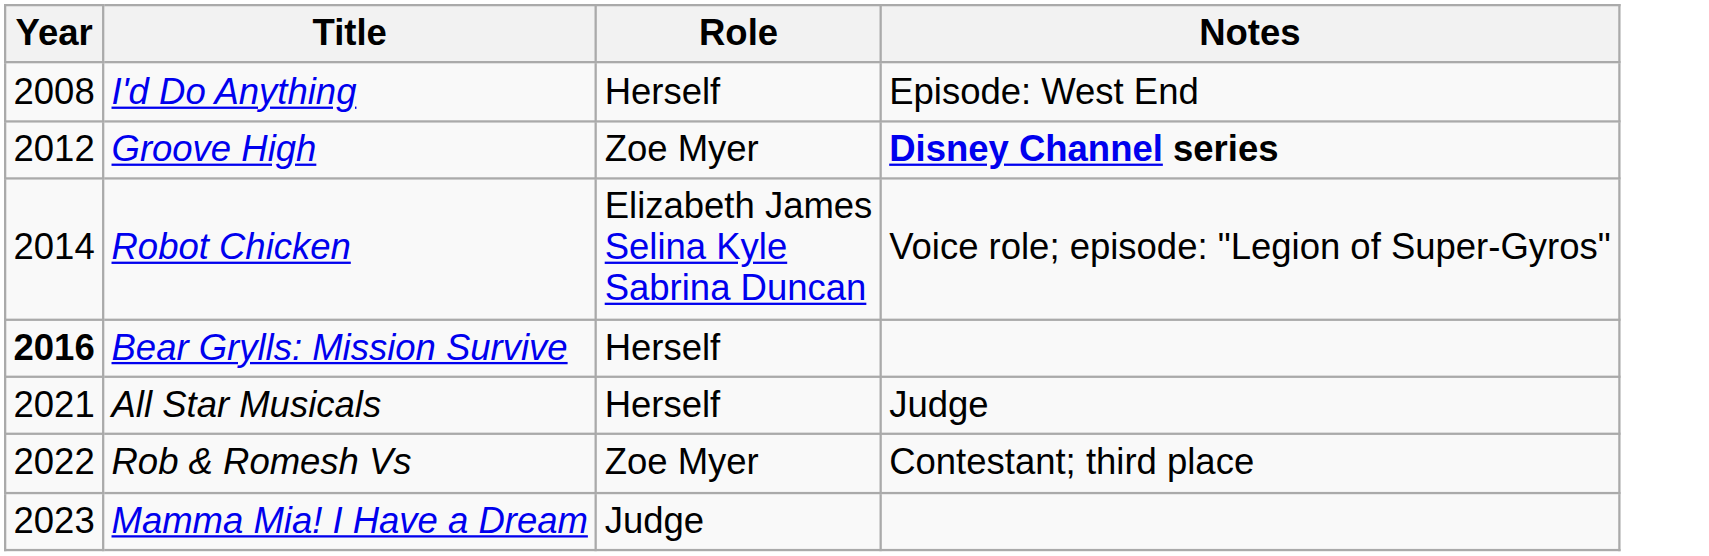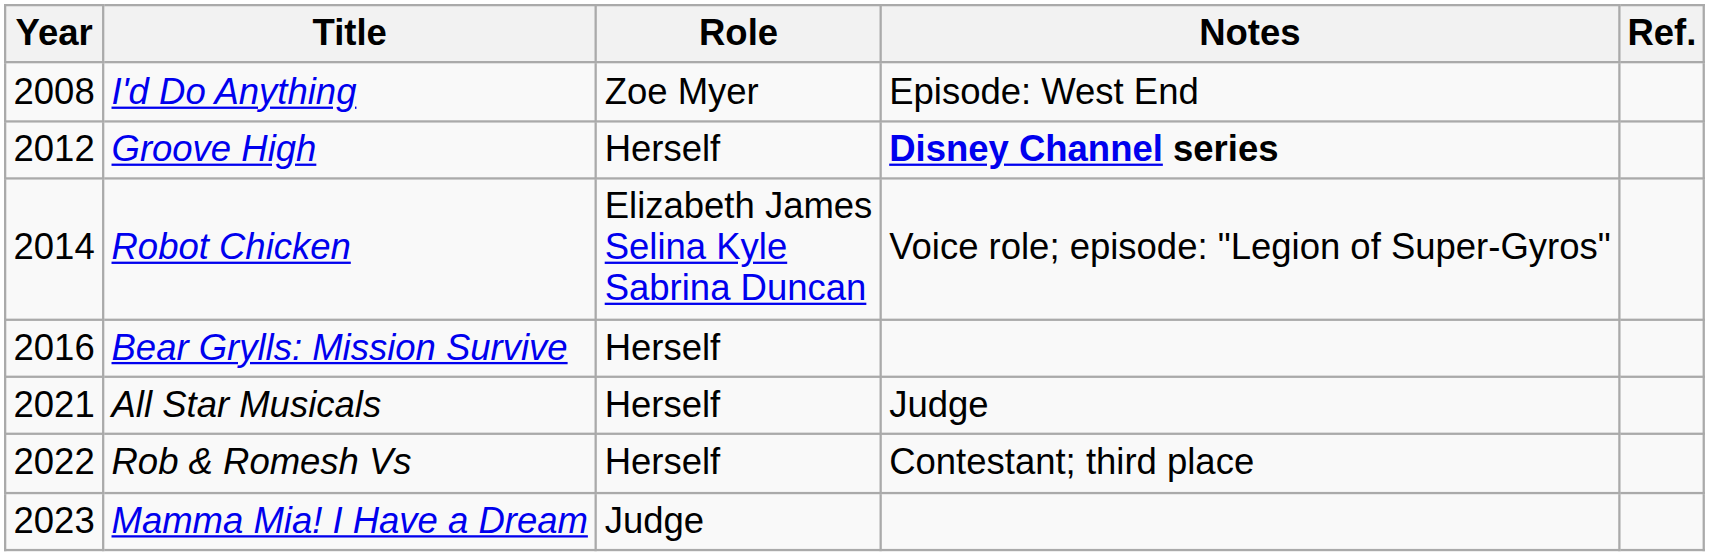+ column: (1662, 33)
(662, 91) Herself -> (682, 91) Zoe Myer
(682, 149) Zoe Myer -> (662, 149) Herself
(54, 346) bold -> (54, 346) normal
(682, 462) Zoe Myer -> (662, 462) Herself
